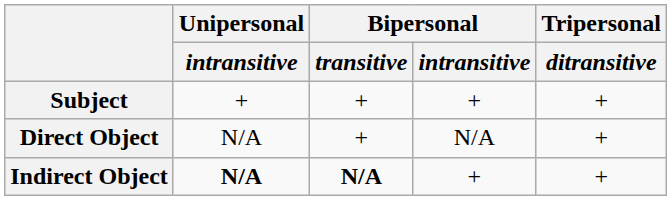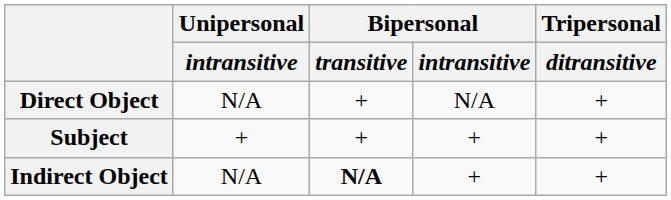rows swapped: (89, 99) <-> (89, 137)
(242, 175) bold -> (242, 175) normal
